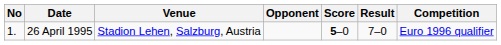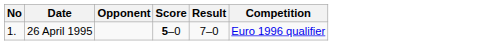- column: (179, 13)
